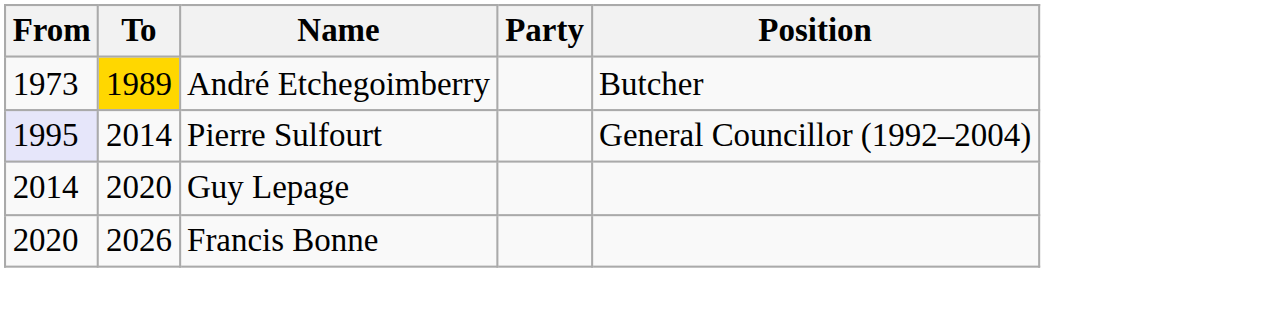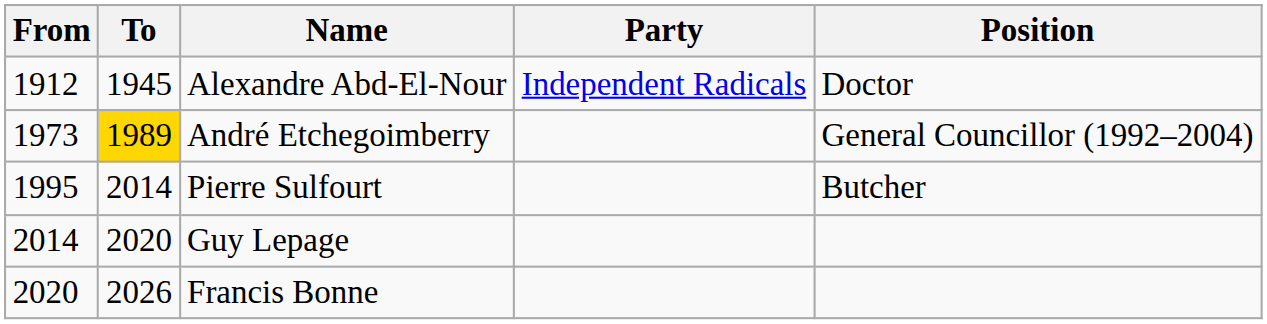+ row: (347, 82)
(651, 82) Butcher -> (1038, 135) General Councillor (1992–2004)
(46, 135) lavender background -> (46, 187) no background
(815, 135) General Councillor (1992–2004) -> (874, 187) Butcher
